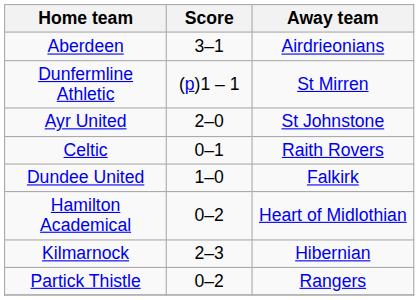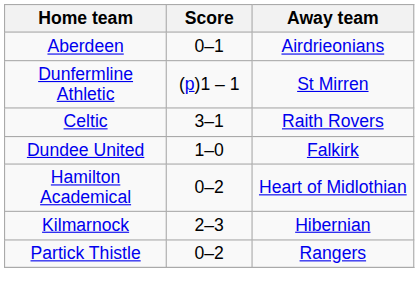(209, 46) 3–1 -> (209, 46) 0–1
- row: (86, 121)
(209, 149) 0–1 -> (209, 121) 3–1
